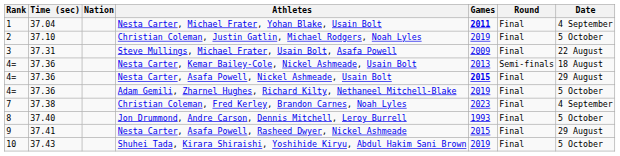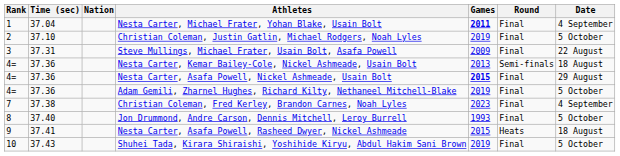(512, 132) Final -> (512, 132) Heats
(580, 132) 29 August -> (580, 132) 18 August
